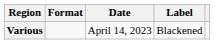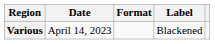columns swapped: (120, 13) <-> (65, 13)
